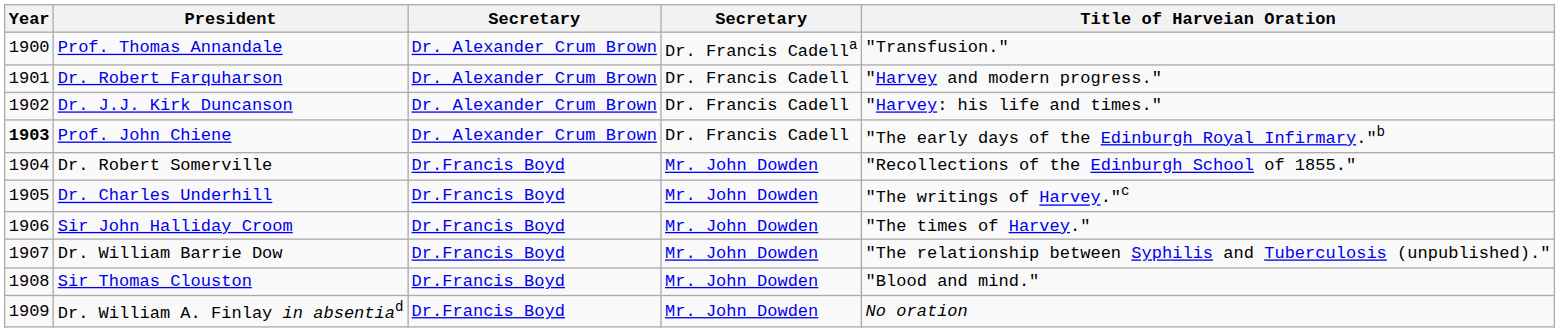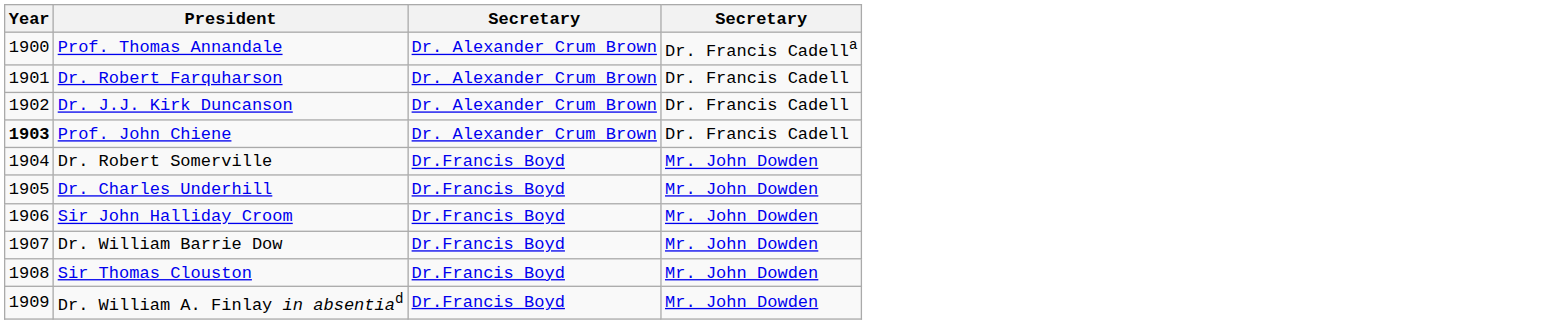- column: (1208, 19)
